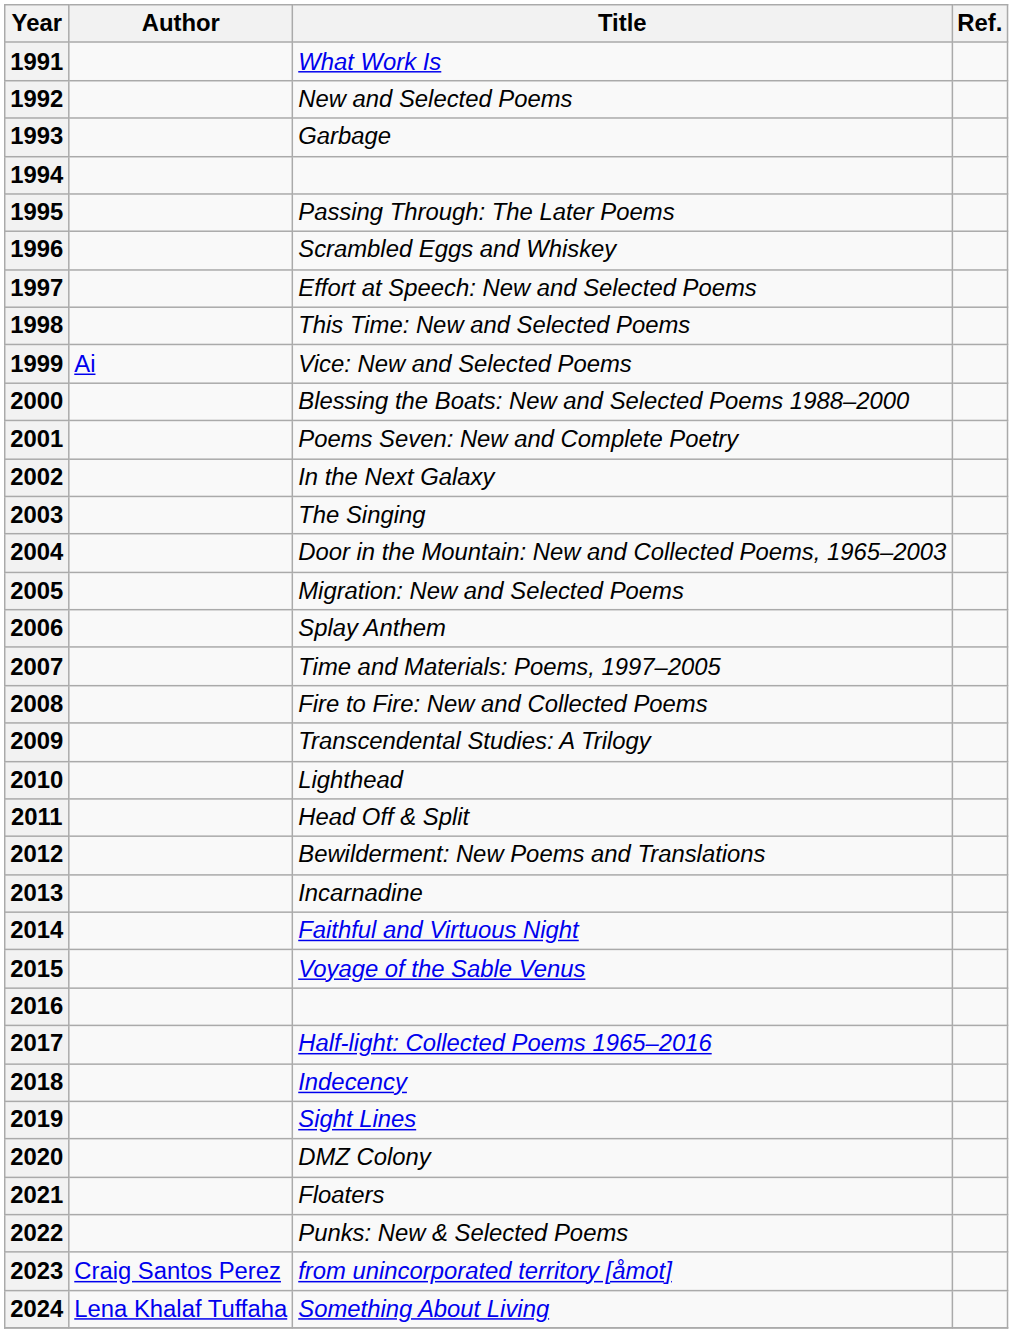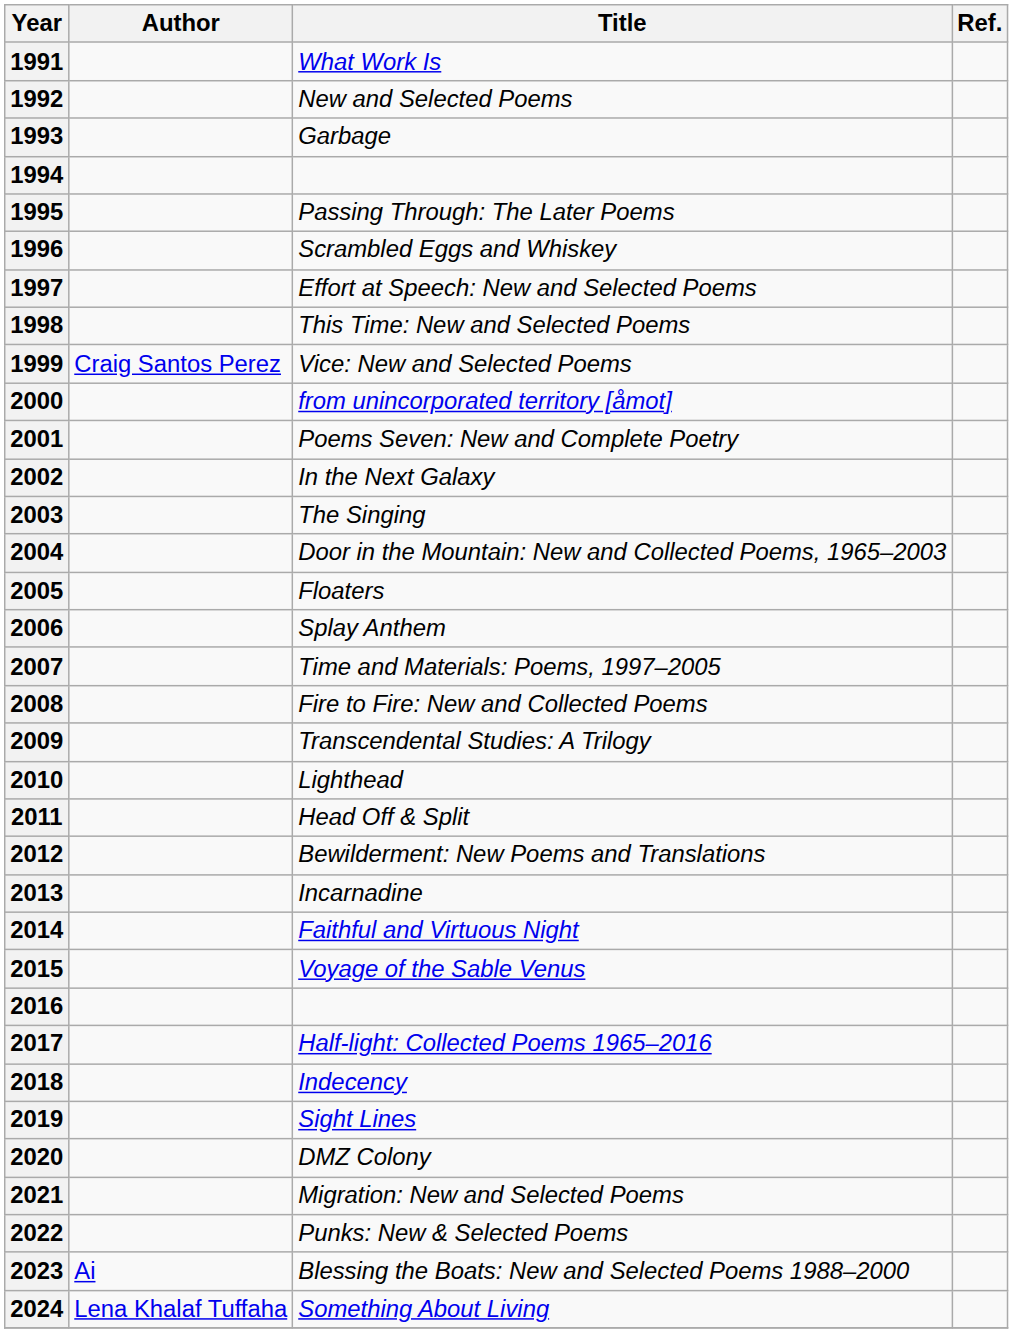(85, 363) Ai -> (178, 363) Craig Santos Perez
(604, 401) Blessing the Boats: New and Selected Poems 1988–2000 -> (485, 401) from unincorporated territory [åmot]
(491, 590) Migration: New and Selected Poems -> (341, 590) Floaters
(341, 1195) Floaters -> (491, 1195) Migration: New and Selected Poems
(178, 1271) Craig Santos Perez -> (85, 1271) Ai
(485, 1271) from unincorporated territory [åmot] -> (604, 1271) Blessing the Boats: New and Selected Poems 1988–2000
